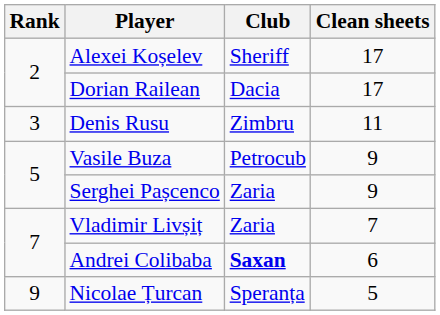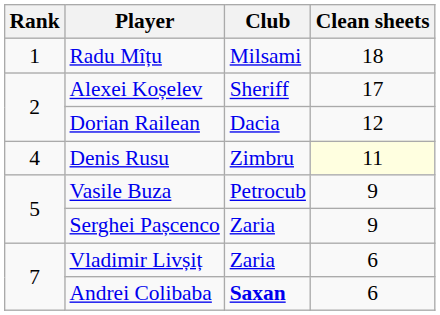+ row: (116, 55)
(373, 89) 17 -> (373, 123) 12
(35, 123) 3 -> (35, 157) 4
(373, 123) no background -> (373, 157) lightyellow background
(373, 225) 7 -> (373, 259) 6
- row: (136, 293)
